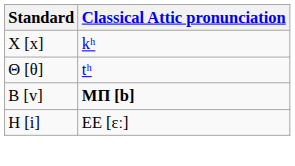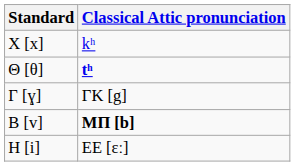(87, 69) normal -> (87, 69) bold
+ row: (25, 95)
